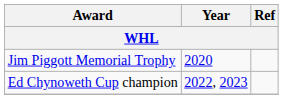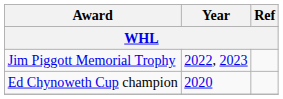(198, 60) 2020 -> (216, 60) 2022, 2023
(216, 82) 2022, 2023 -> (198, 82) 2020
